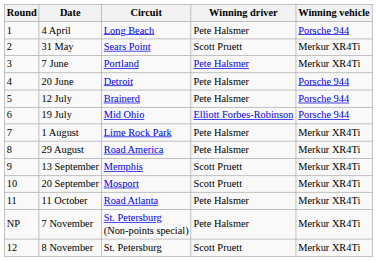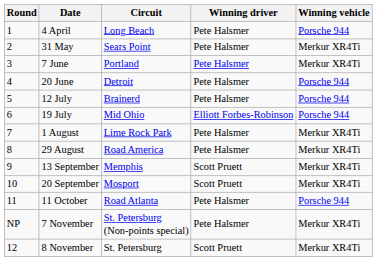(218, 47) Scott Pruett -> (221, 47) Pete Halsmer
(329, 201) Merkur XR4Ti -> (324, 201) Porsche 944
